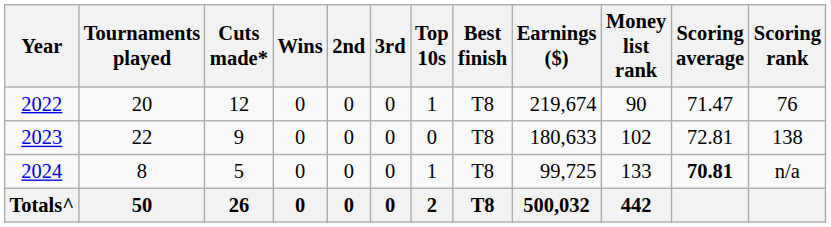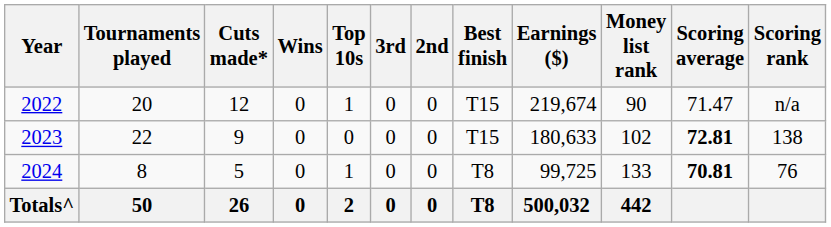columns swapped: (349, 45) <-> (432, 45)
(483, 104) T8 -> (483, 104) T15
(787, 104) 76 -> (787, 104) n/a
(483, 137) T8 -> (483, 137) T15
(710, 137) normal -> (710, 137) bold
(787, 171) n/a -> (787, 171) 76
